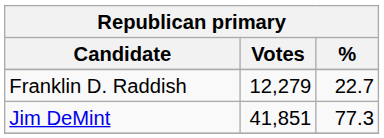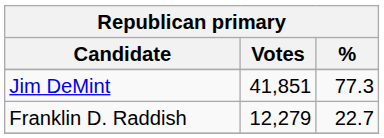rows swapped: (60, 118) <-> (98, 86)
